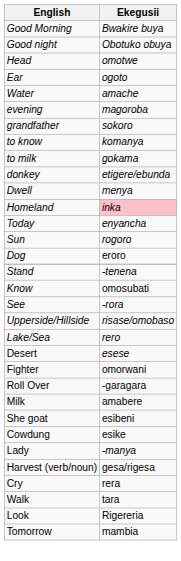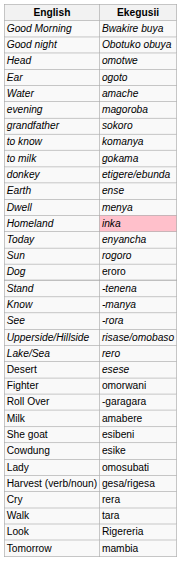+ row: (19, 191)
(126, 288) omosubati -> (119, 304) -manya
(119, 451) -manya -> (126, 467) omosubati
